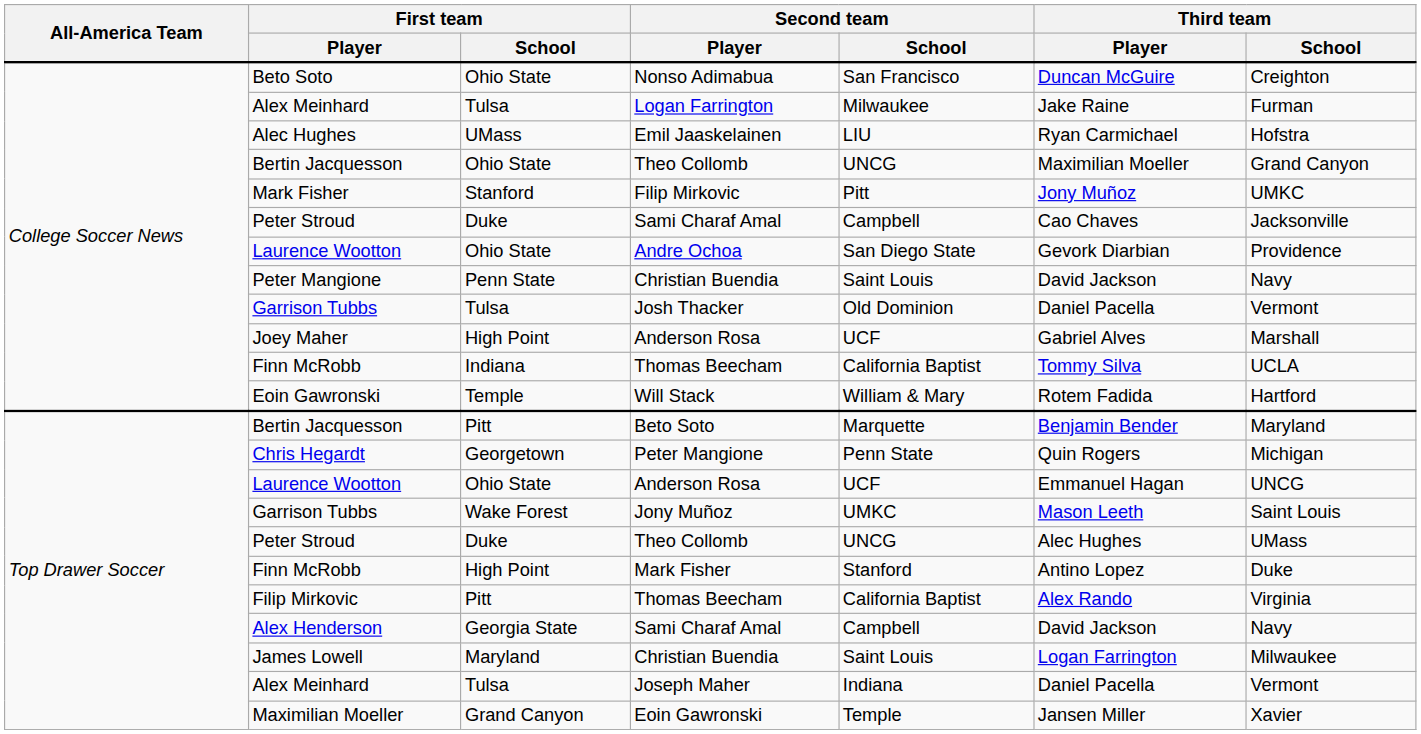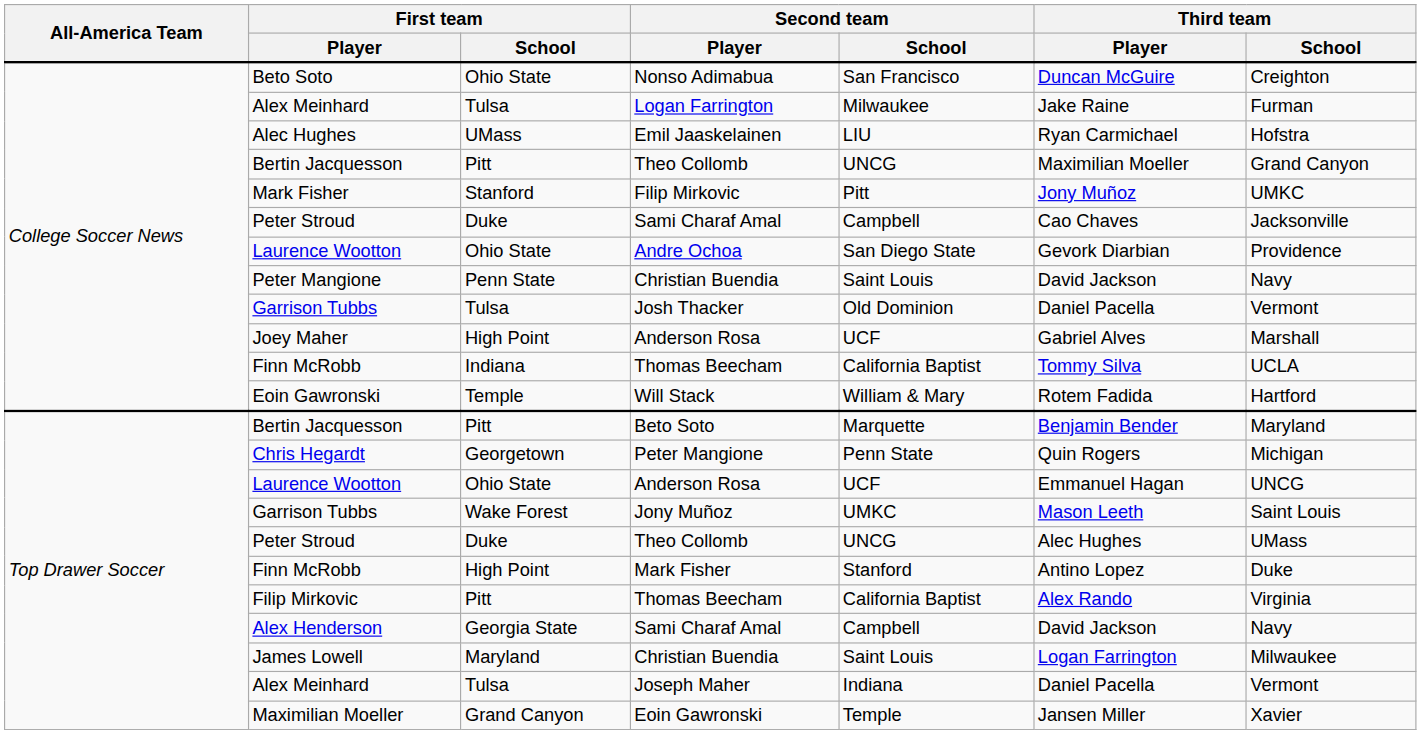(508, 164) Ohio State -> (478, 164) Pitt
